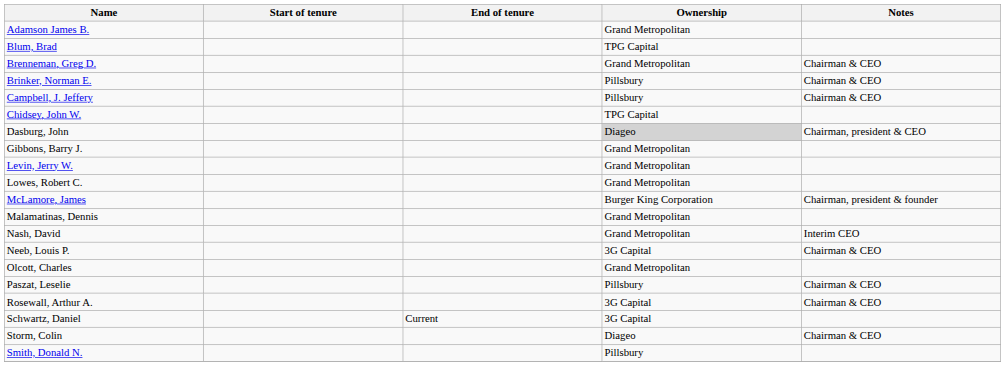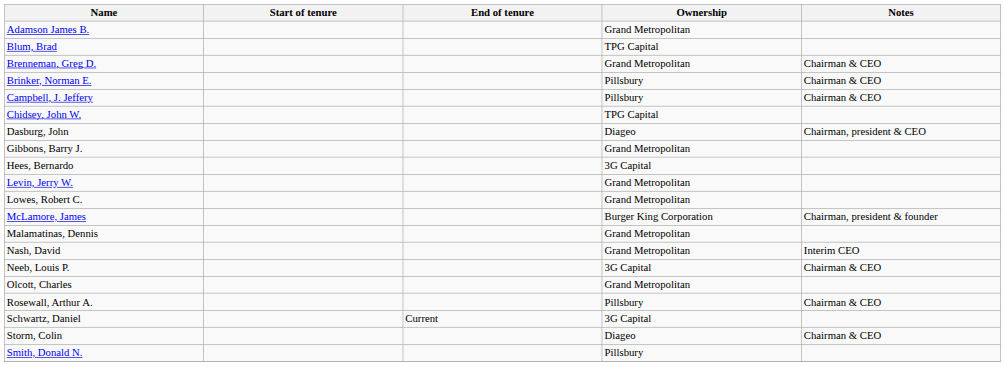(620, 132) lightgrey background -> (620, 132) no background
+ row: (40, 166)
- row: (39, 285)
(628, 302) 3G Capital -> (624, 302) Pillsbury
